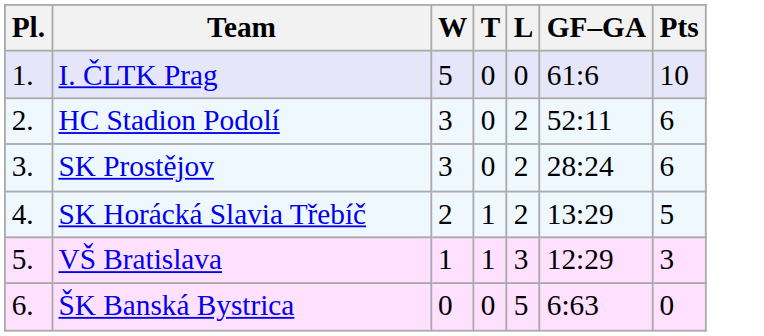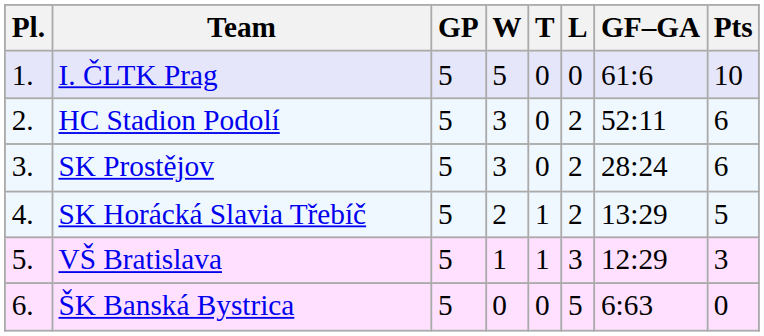+ column: (458, 27)
